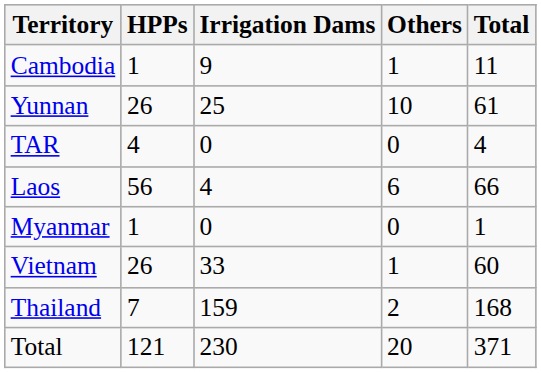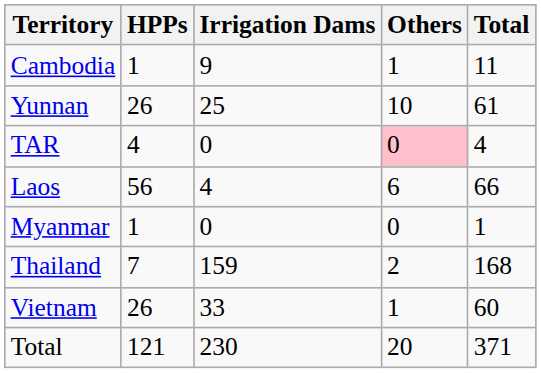(393, 145) no background -> (393, 145) pink background
rows swapped: (56, 307) <-> (54, 266)
